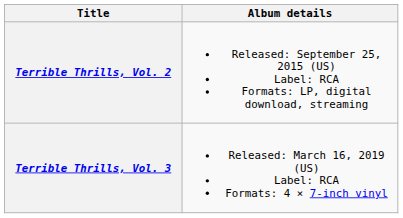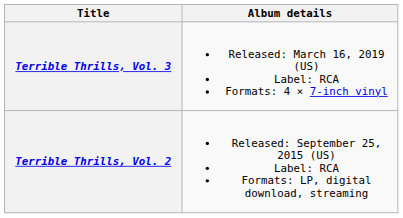rows swapped: (93, 73) <-> (93, 168)
